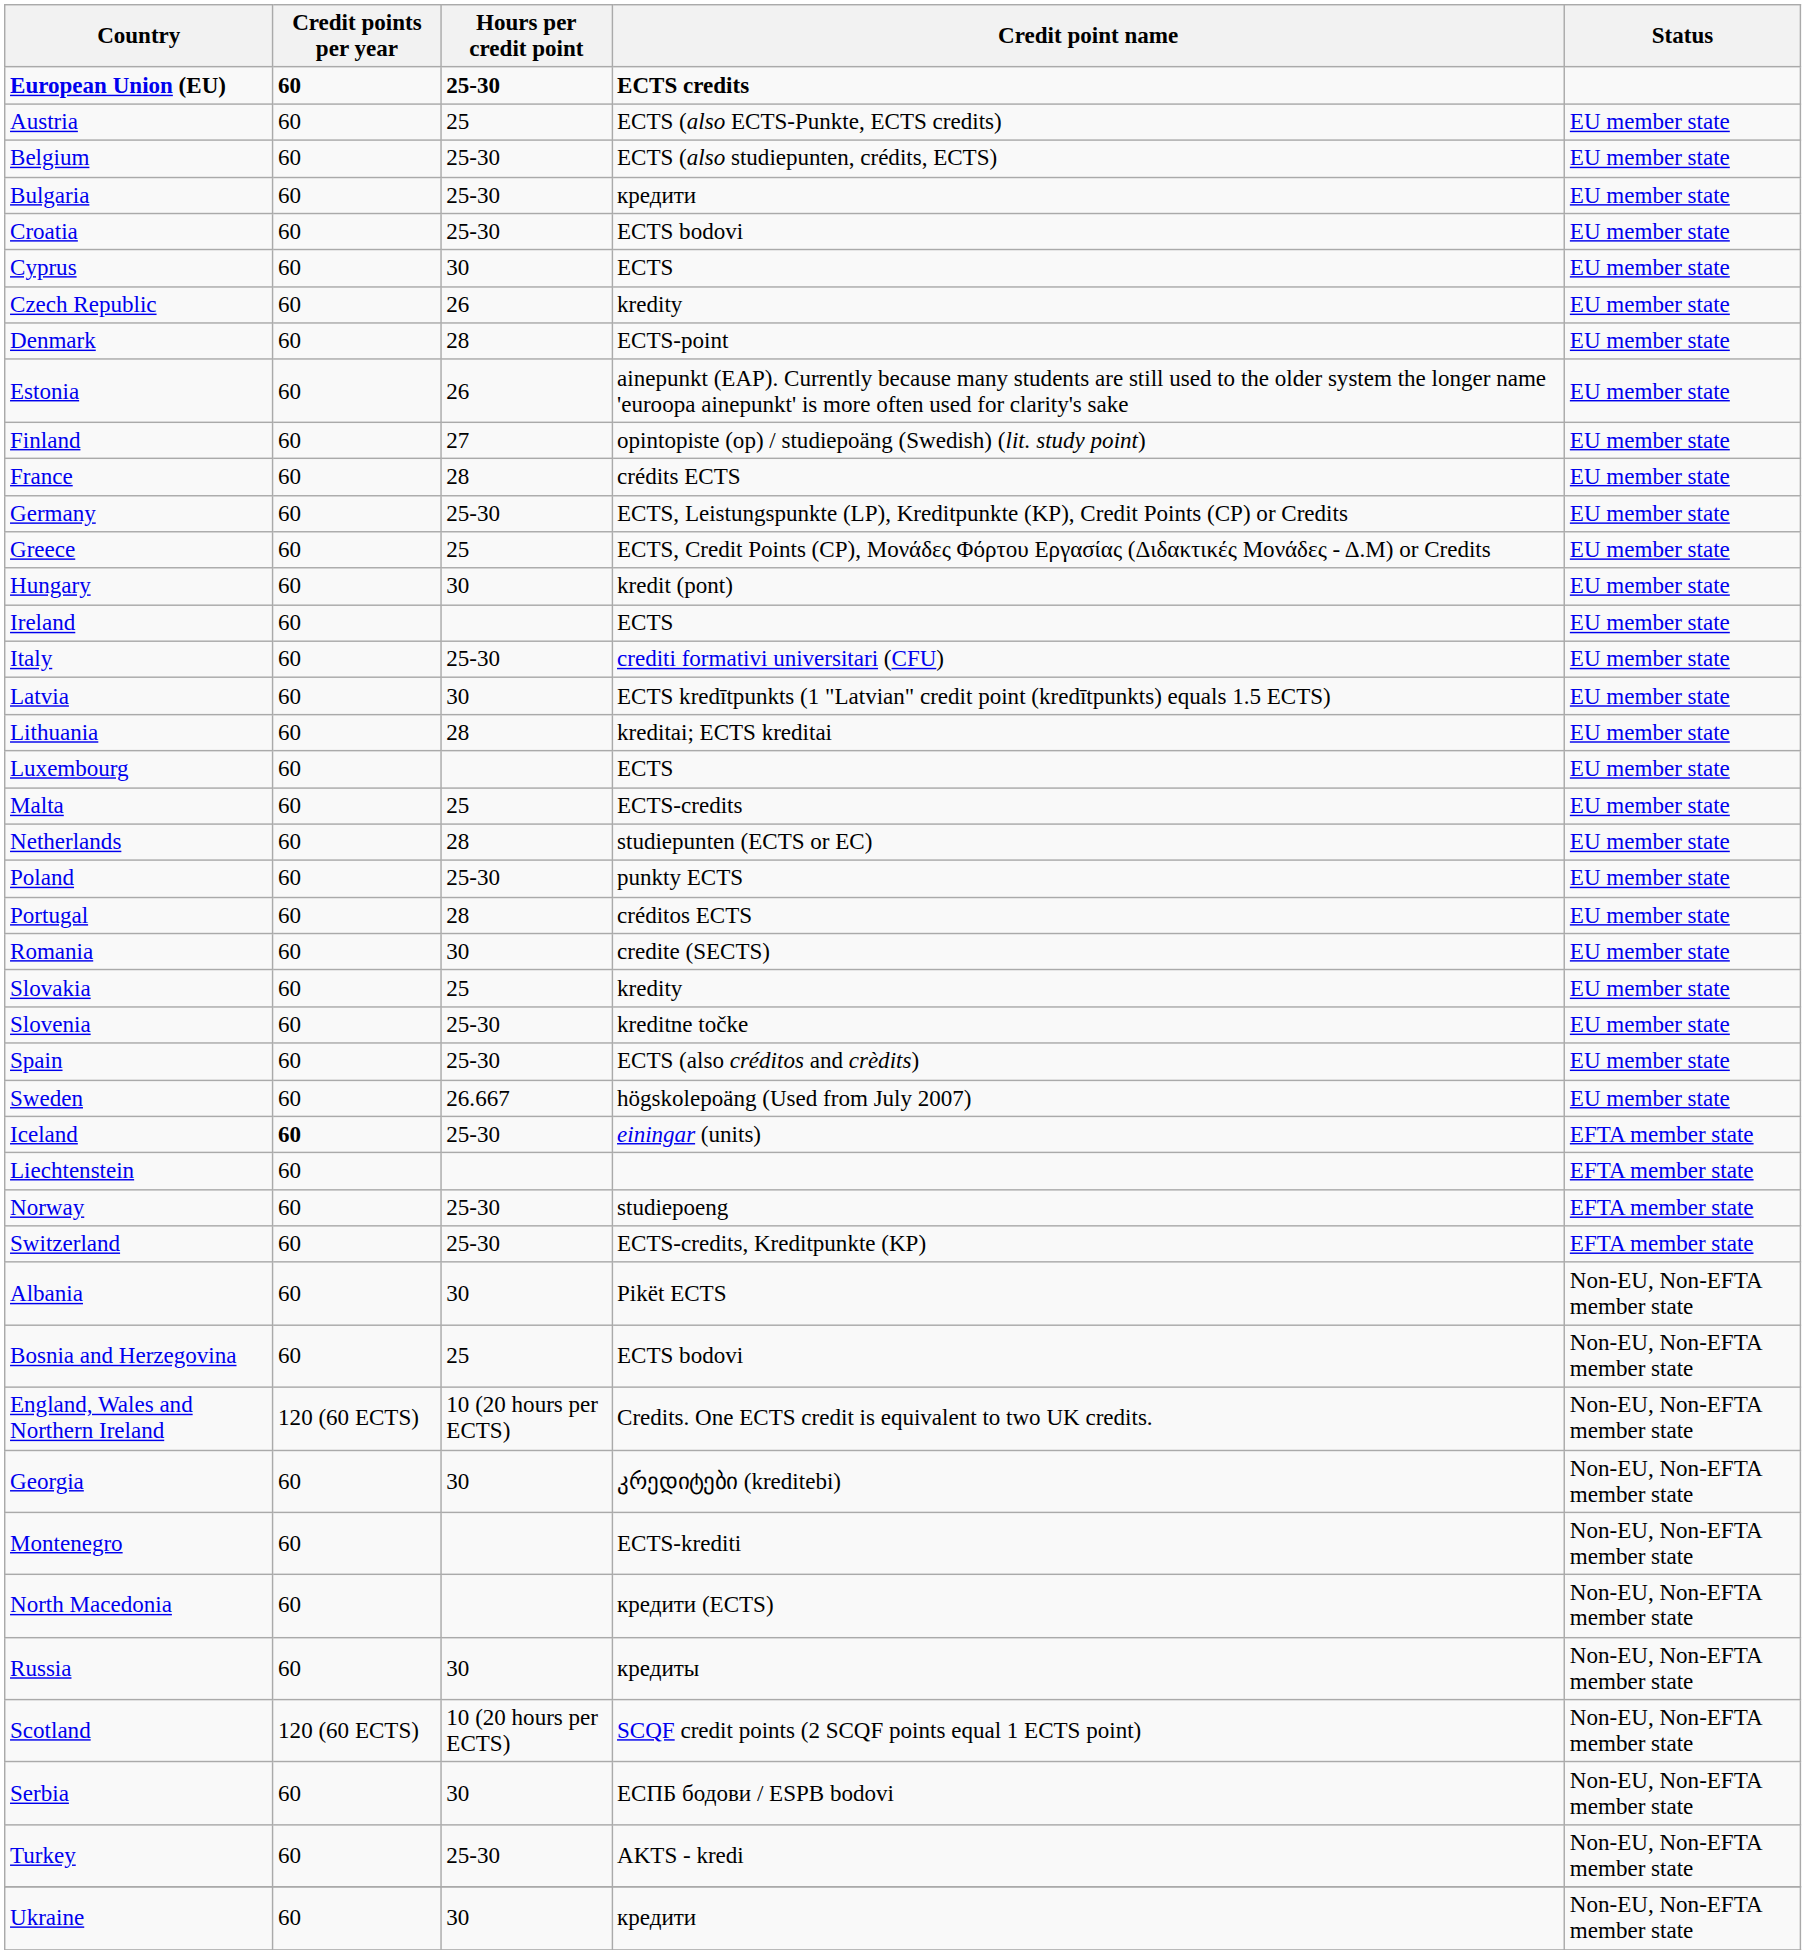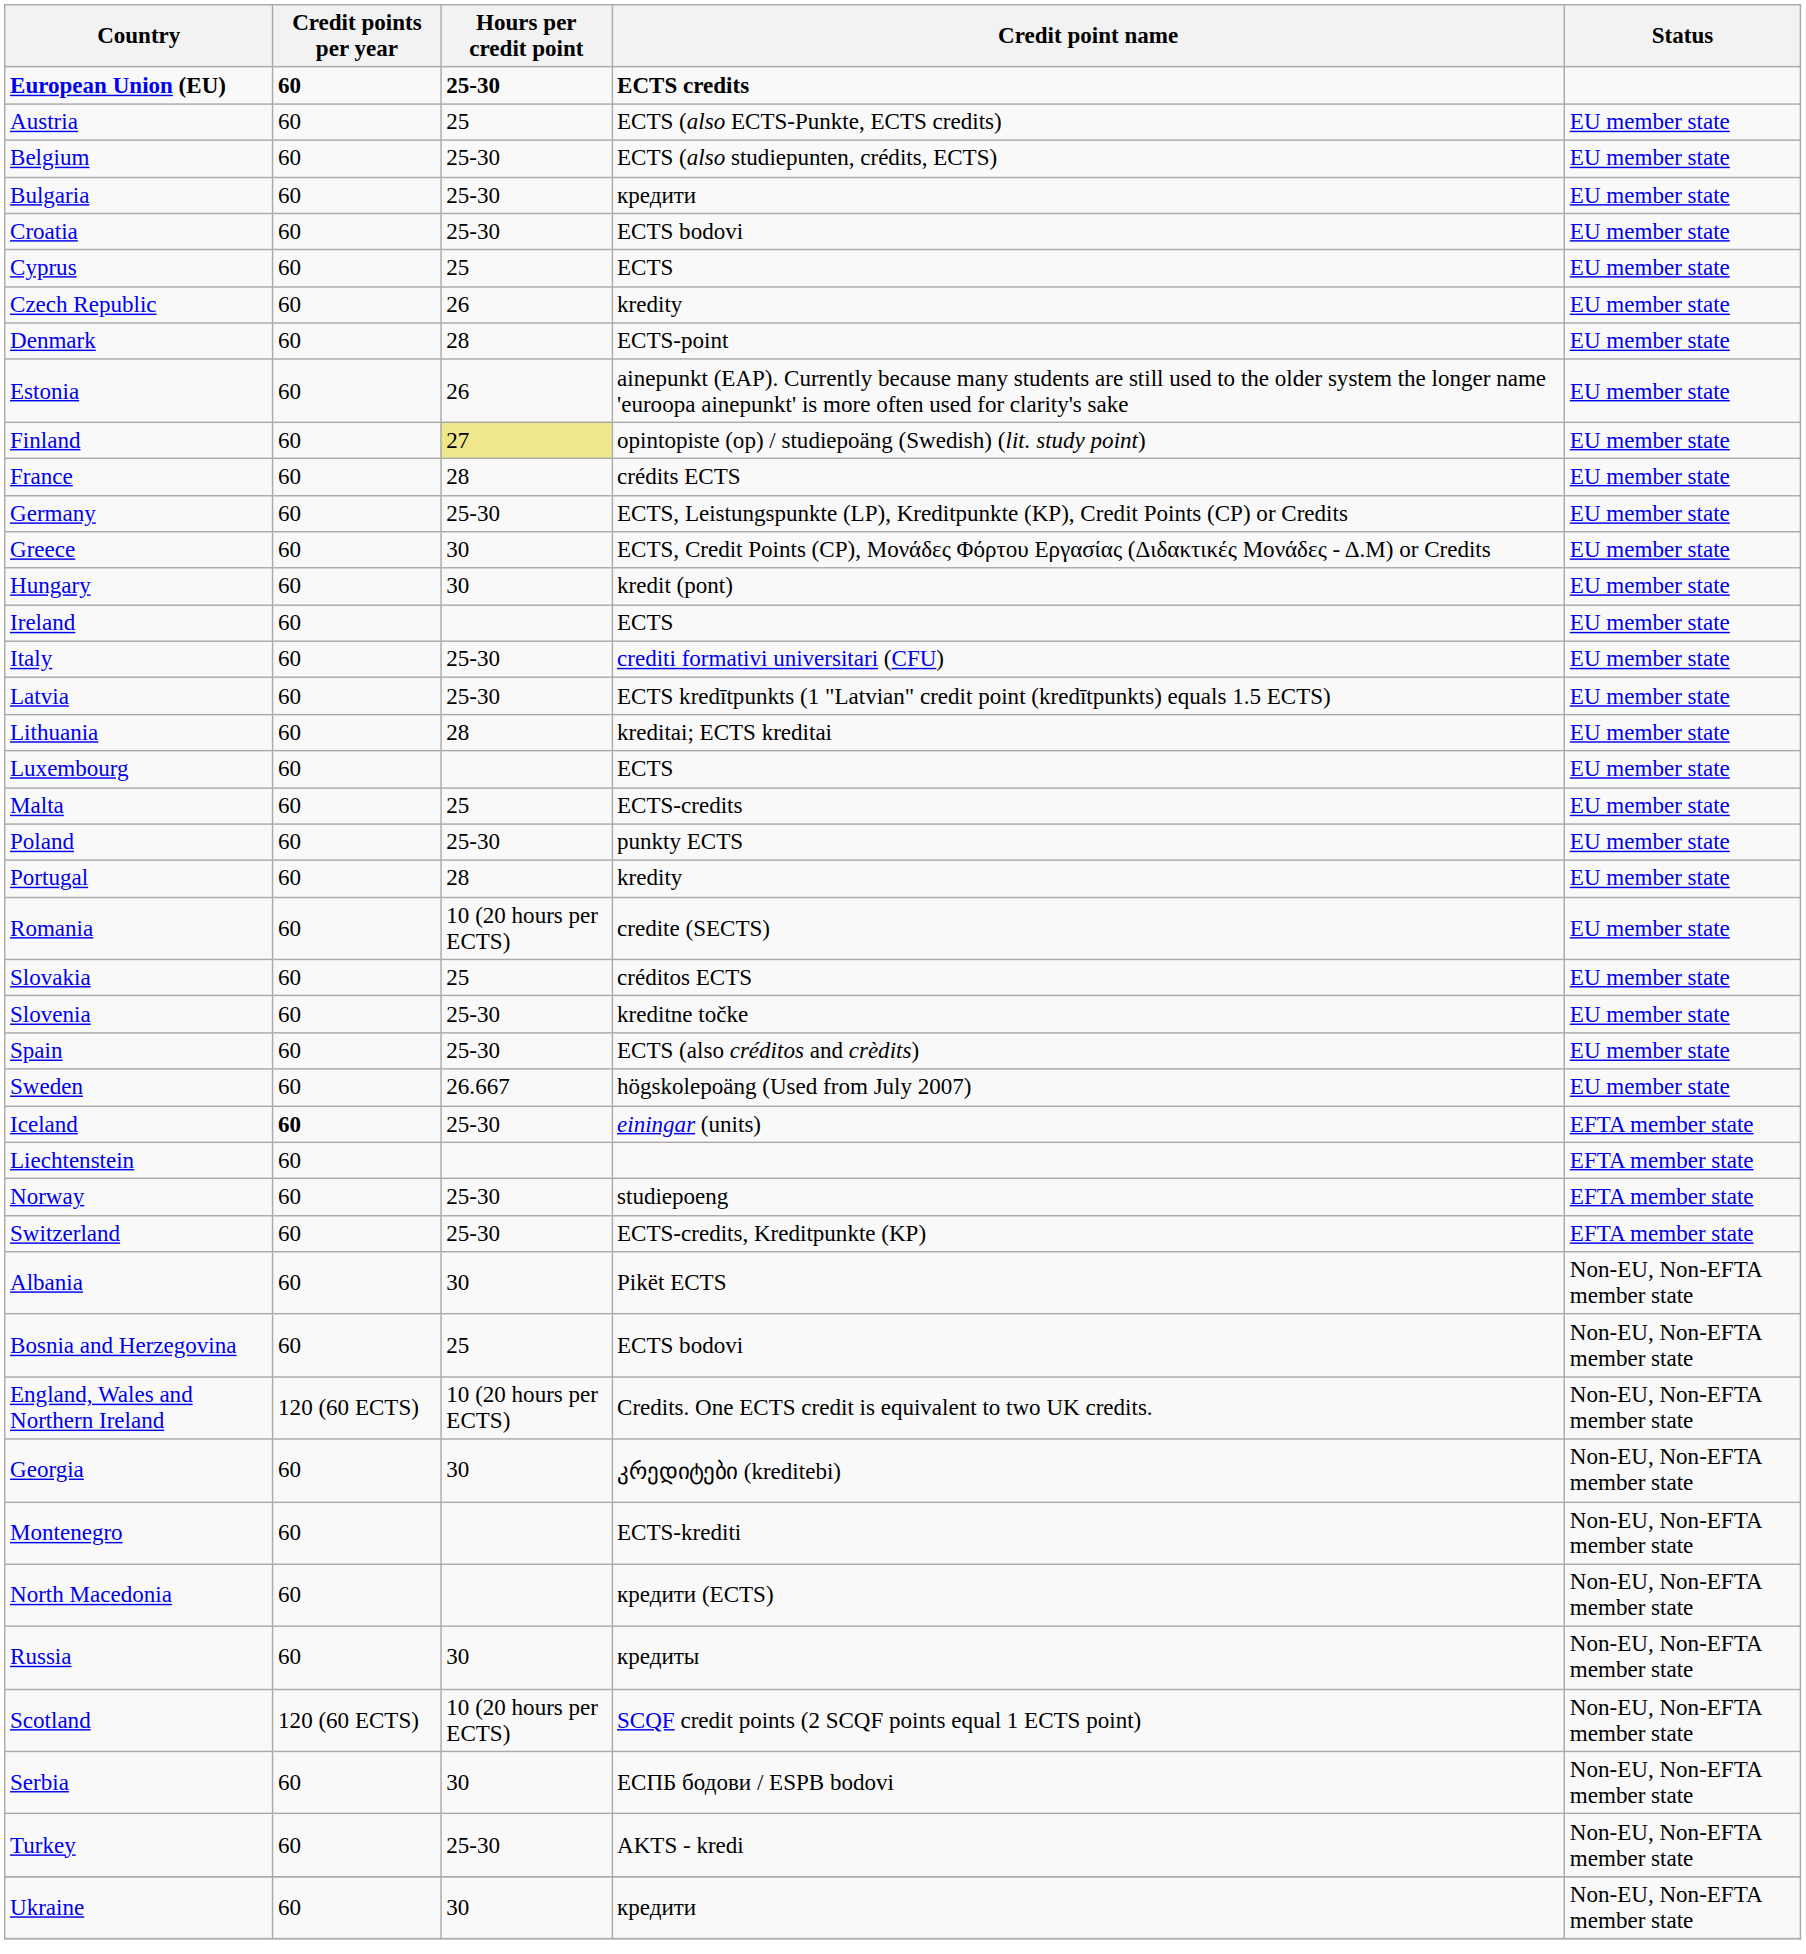(458, 267) 30 -> (458, 267) 25
(458, 440) no background -> (458, 440) khaki background
(458, 549) 25 -> (458, 549) 30
(458, 695) 30 -> (473, 695) 25-30
- row: (66, 841)
(685, 915) créditos ECTS -> (650, 878) kredity
(458, 951) 30 -> (522, 927) 10 (20 hours per ECTS)
(650, 988) kredity -> (685, 977) créditos ECTS
